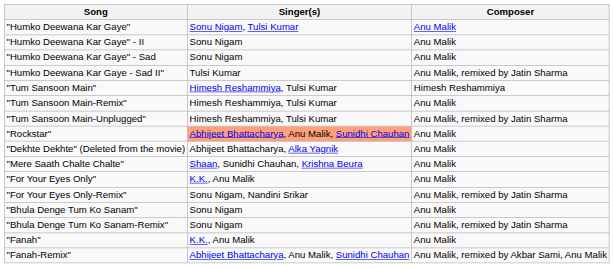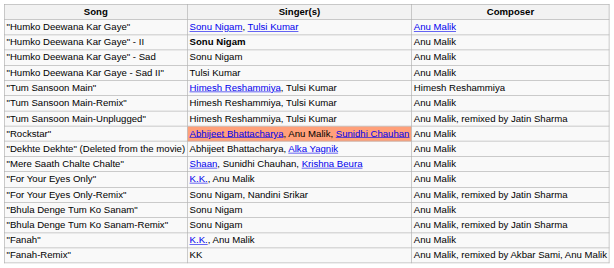(216, 42) normal -> (218, 42) bold
(491, 73) Anu Malik, remixed by Jatin Sharma -> (435, 73) Anu Malik
(300, 255) Abhijeet Bhattacharya, Anu Malik, Sunidhi Chauhan -> (196, 255) KK
